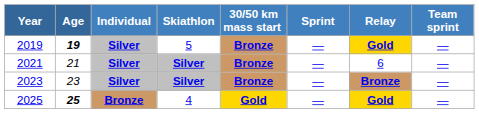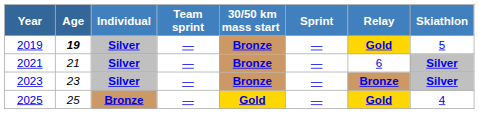columns swapped: (189, 20) <-> (443, 20)
(73, 100) bold -> (73, 100) normal
